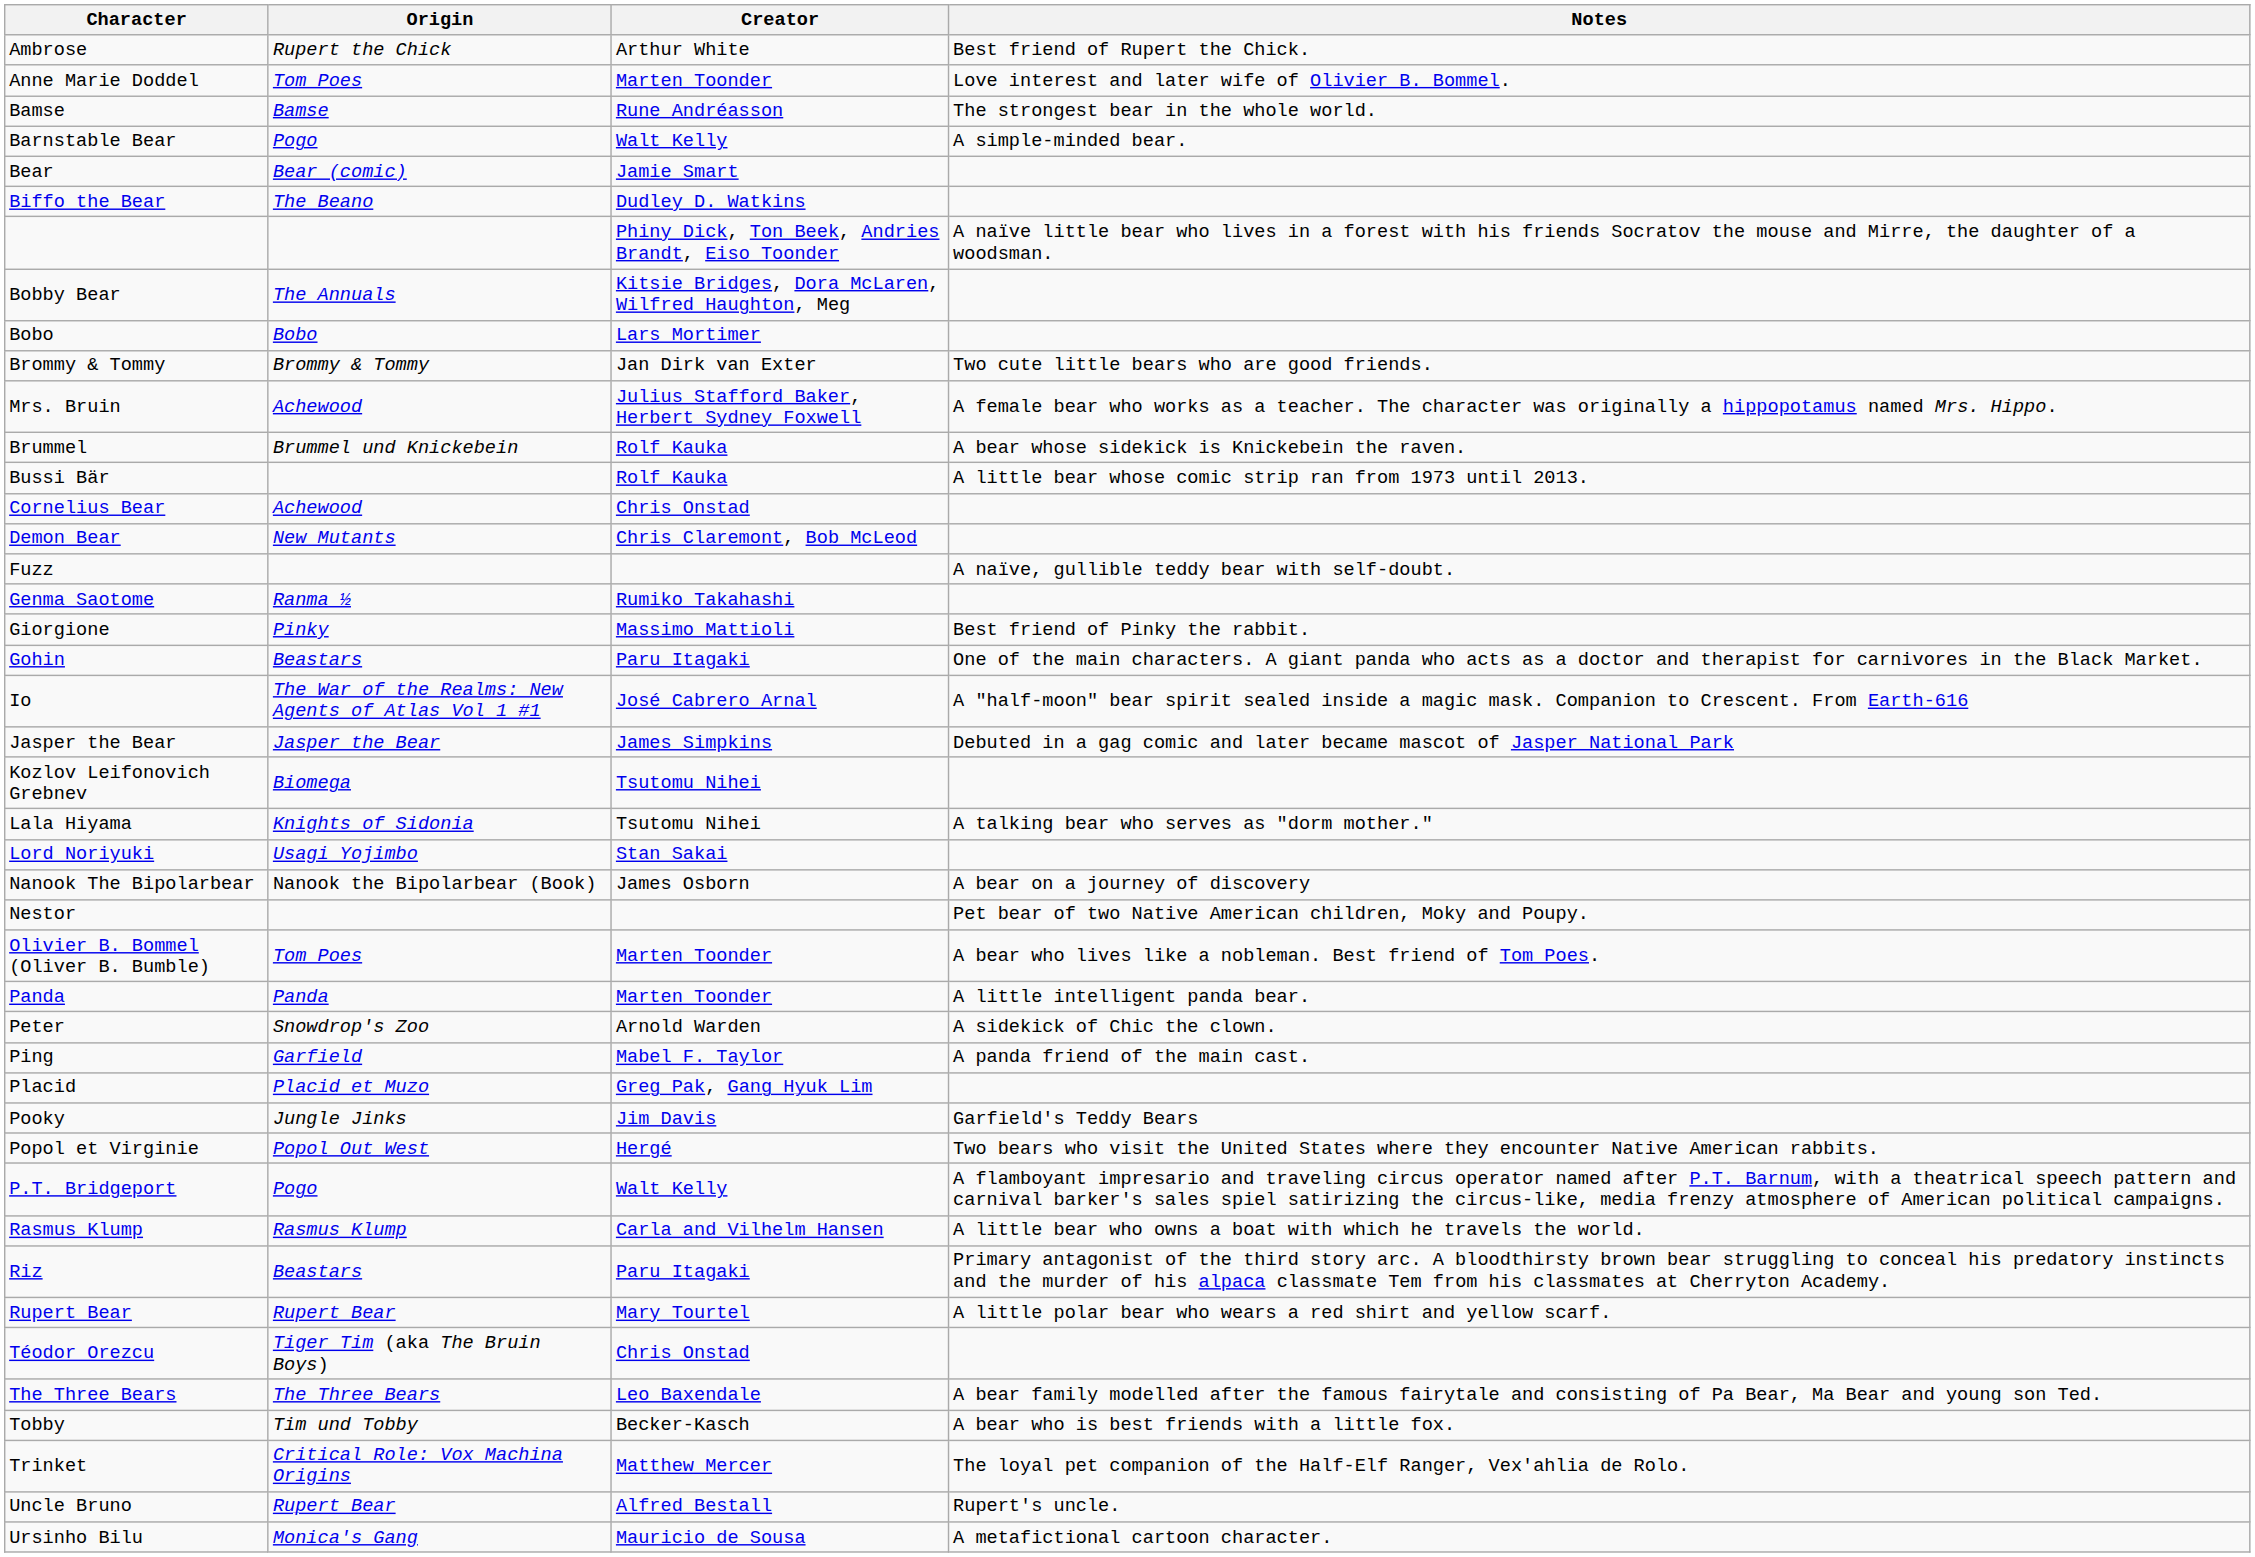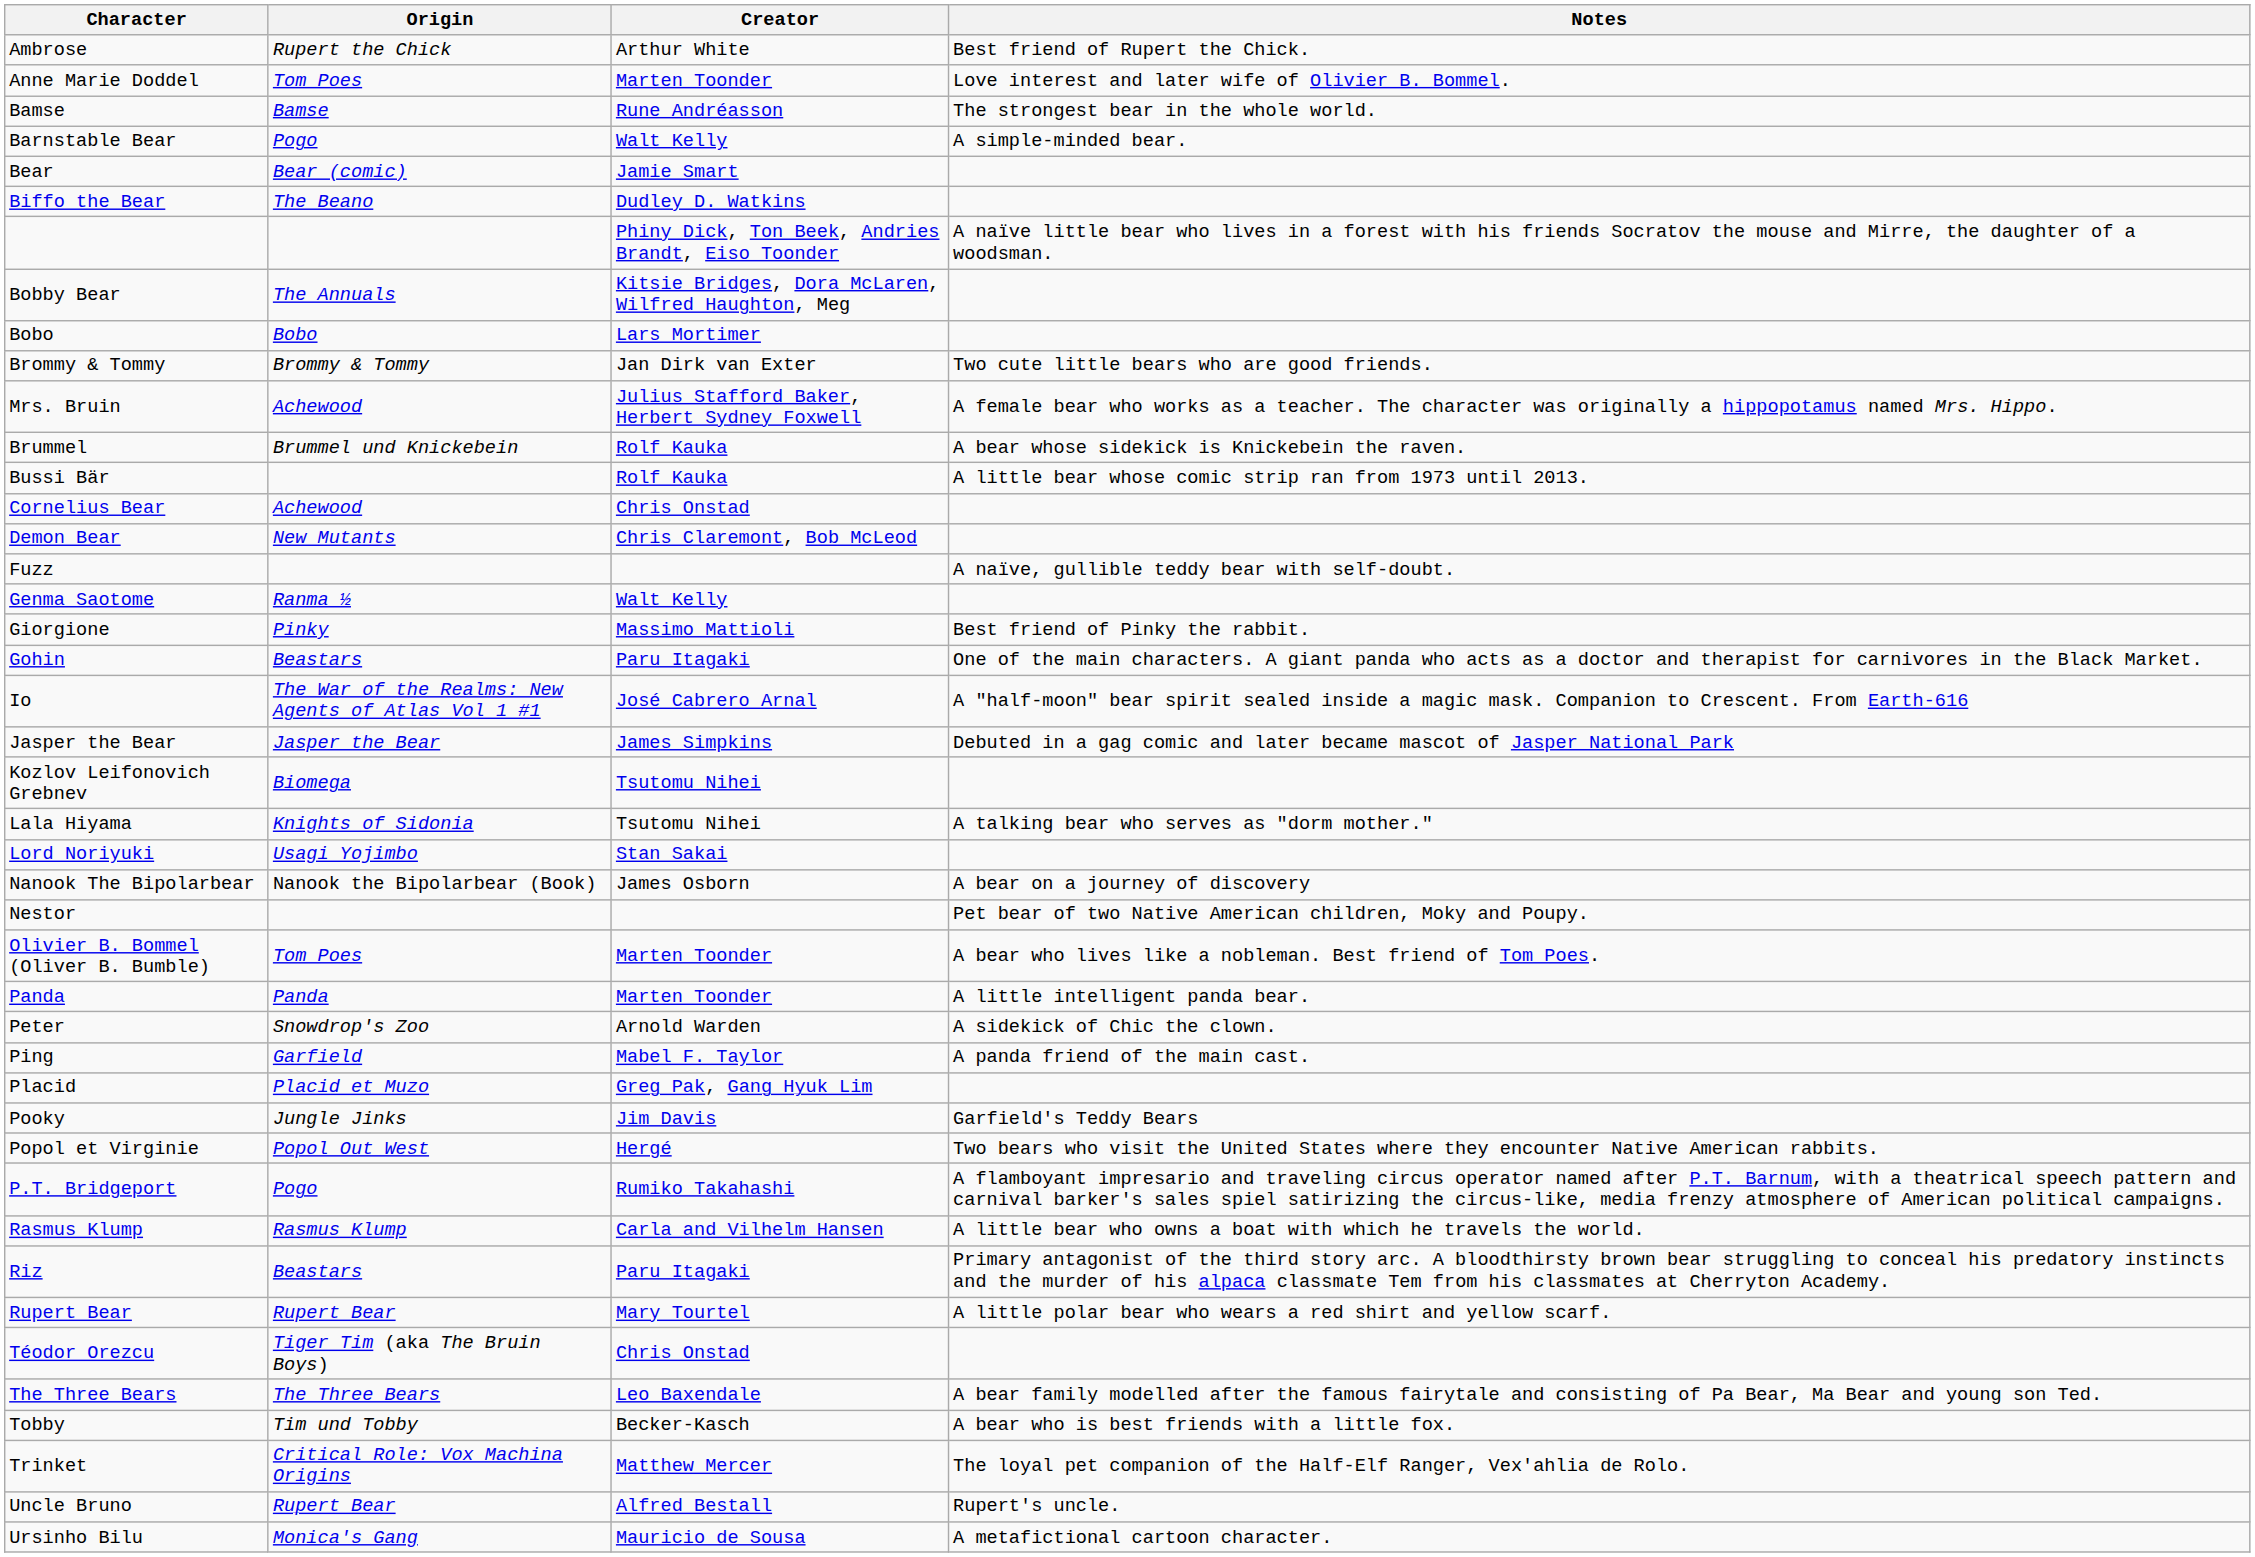(705, 599) Rumiko Takahashi -> (672, 599) Walt Kelly
(672, 1189) Walt Kelly -> (705, 1189) Rumiko Takahashi
